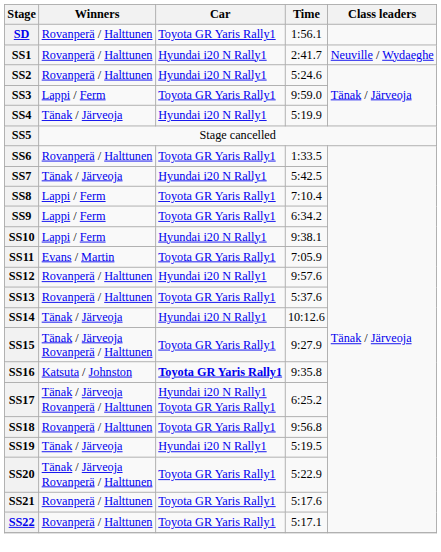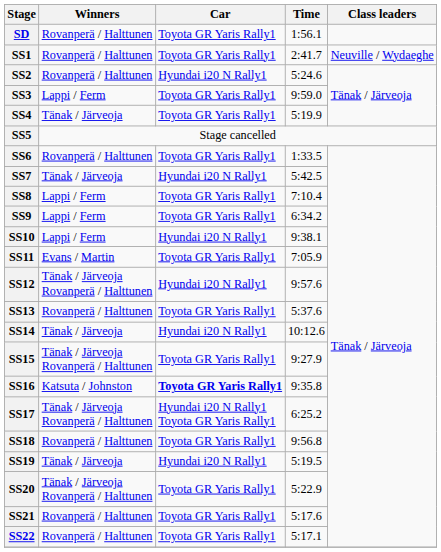(212, 54) Hyundai i20 N Rally1 -> (217, 54) Toyota GR Yaris Rally1
(212, 115) Hyundai i20 N Rally1 -> (217, 115) Toyota GR Yaris Rally1
(97, 276) Rovanperä / Halttunen -> (97, 283) Tänak / Järveoja Rovanperä / Halttunen
